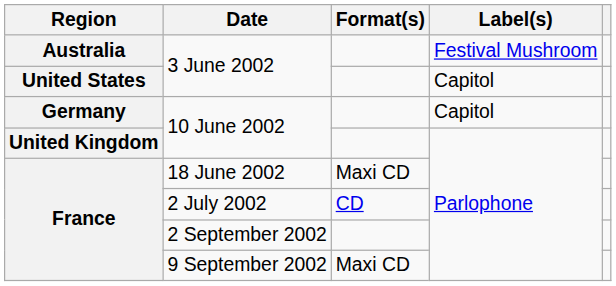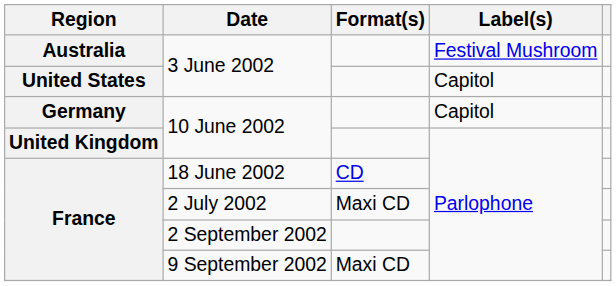(373, 173) Maxi CD -> (350, 173) CD
(350, 204) CD -> (373, 204) Maxi CD
